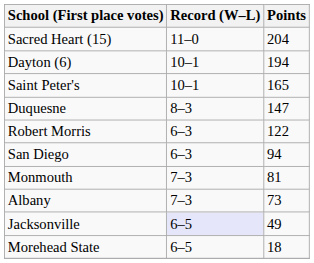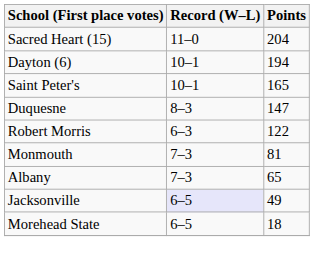- row: (38, 154)
(274, 200) 73 -> (274, 177) 65
